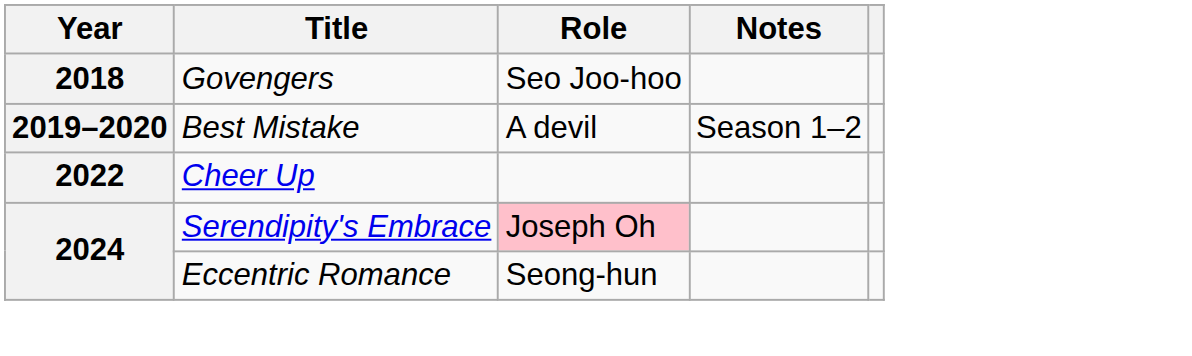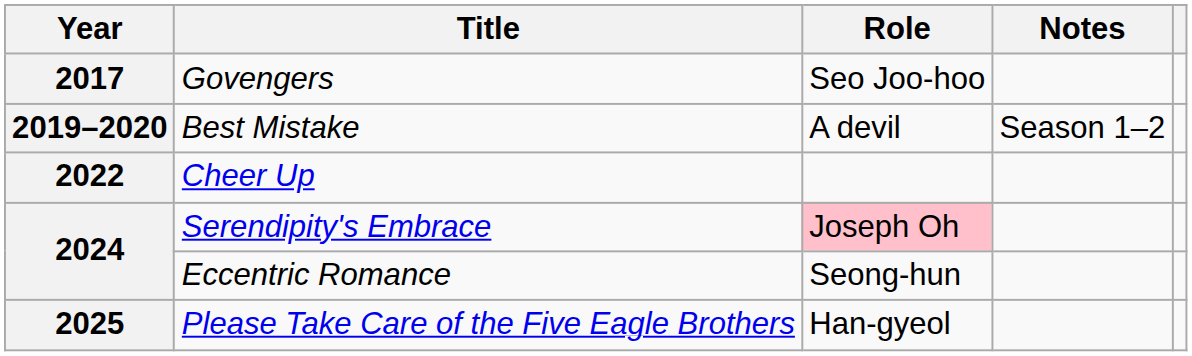(90, 78) 2018 -> (90, 78) 2017
+ row: (488, 324)
